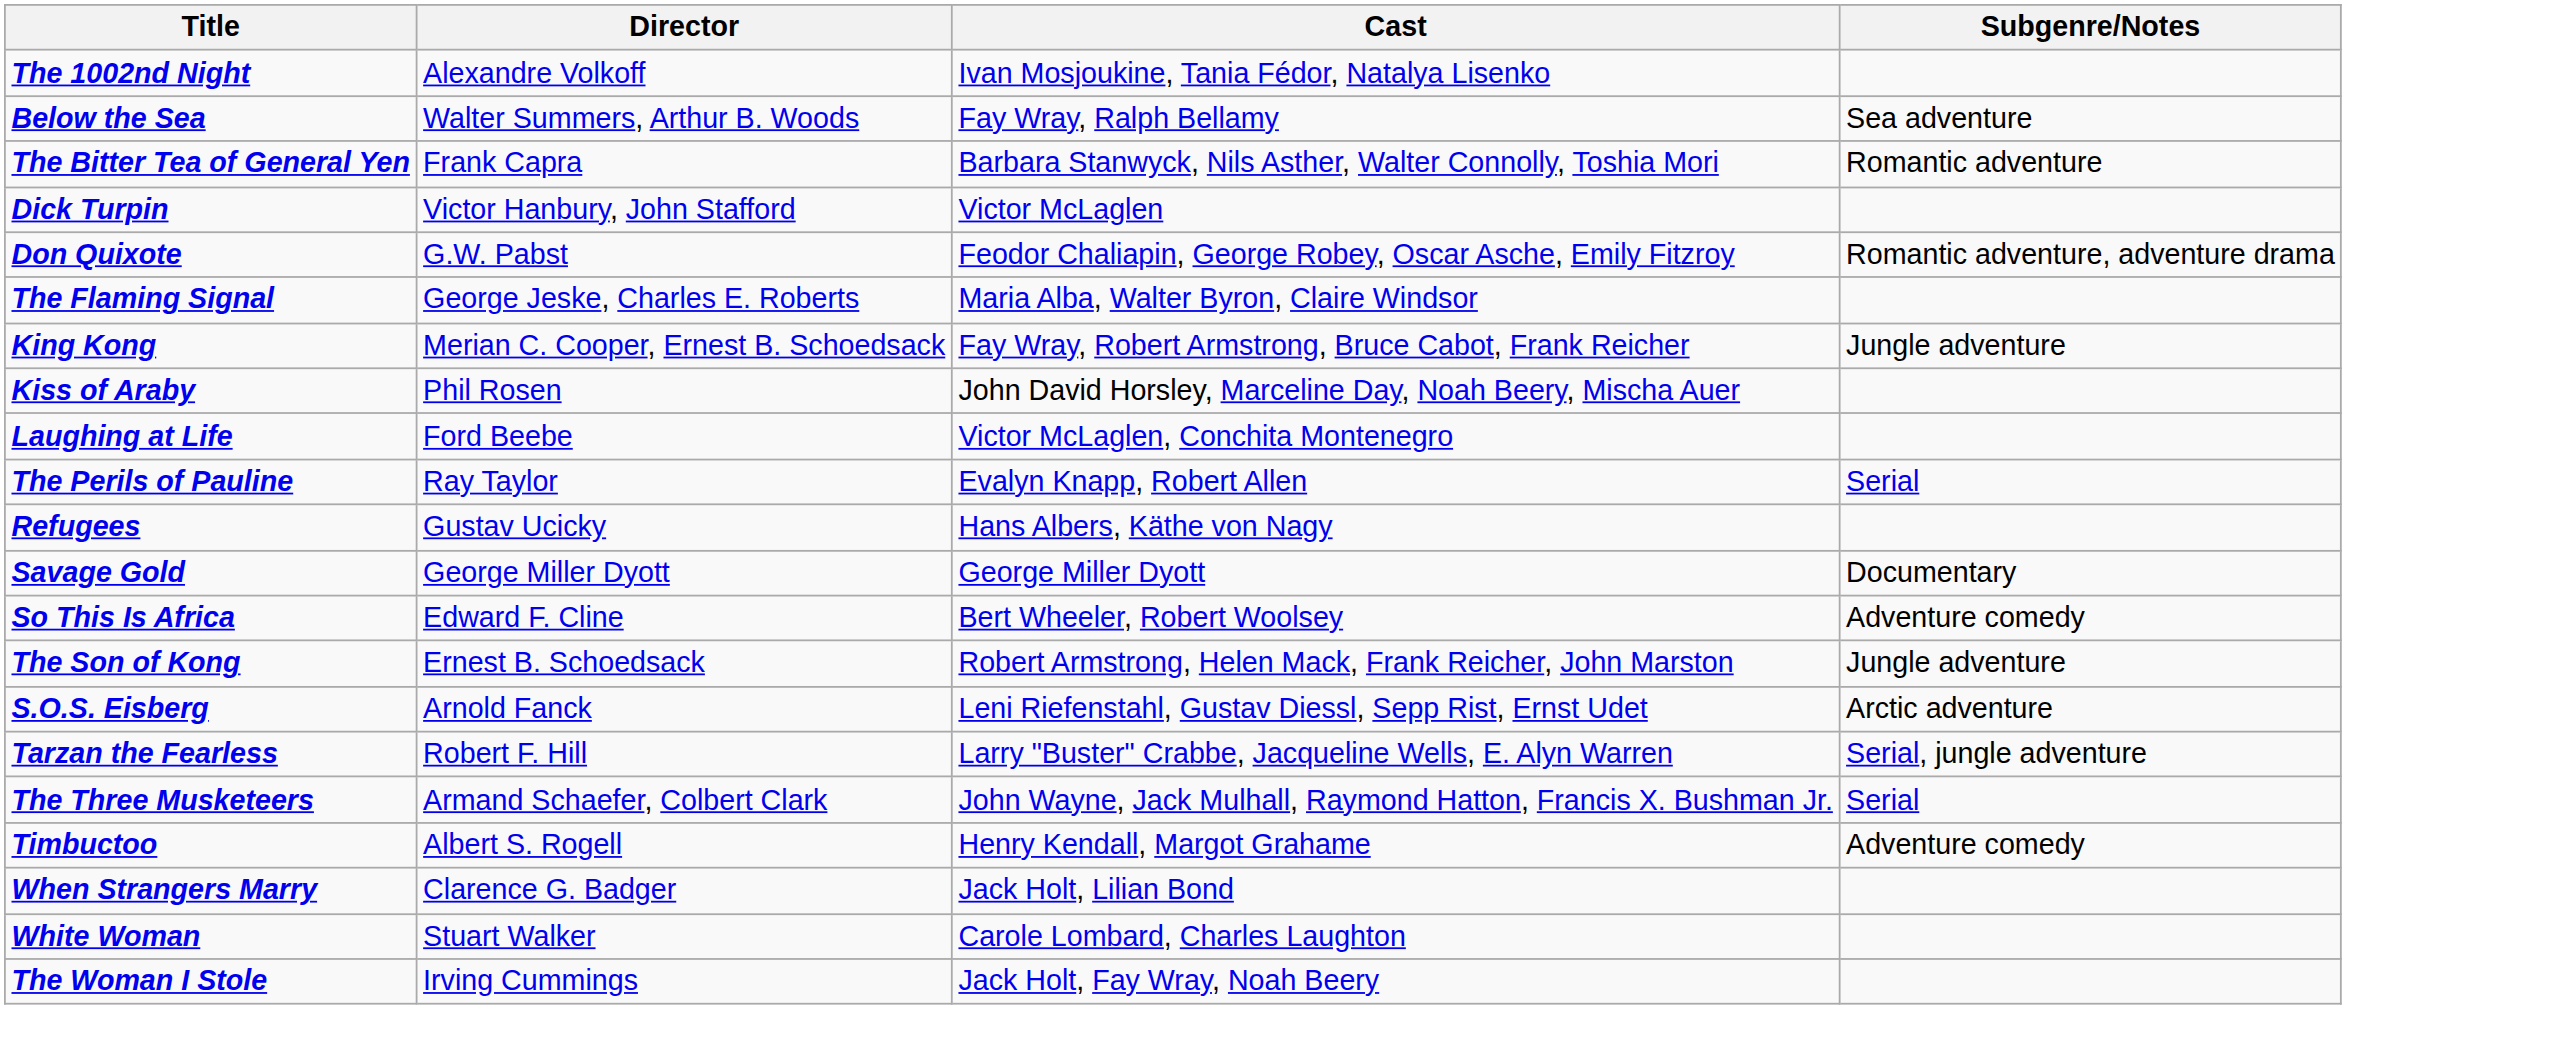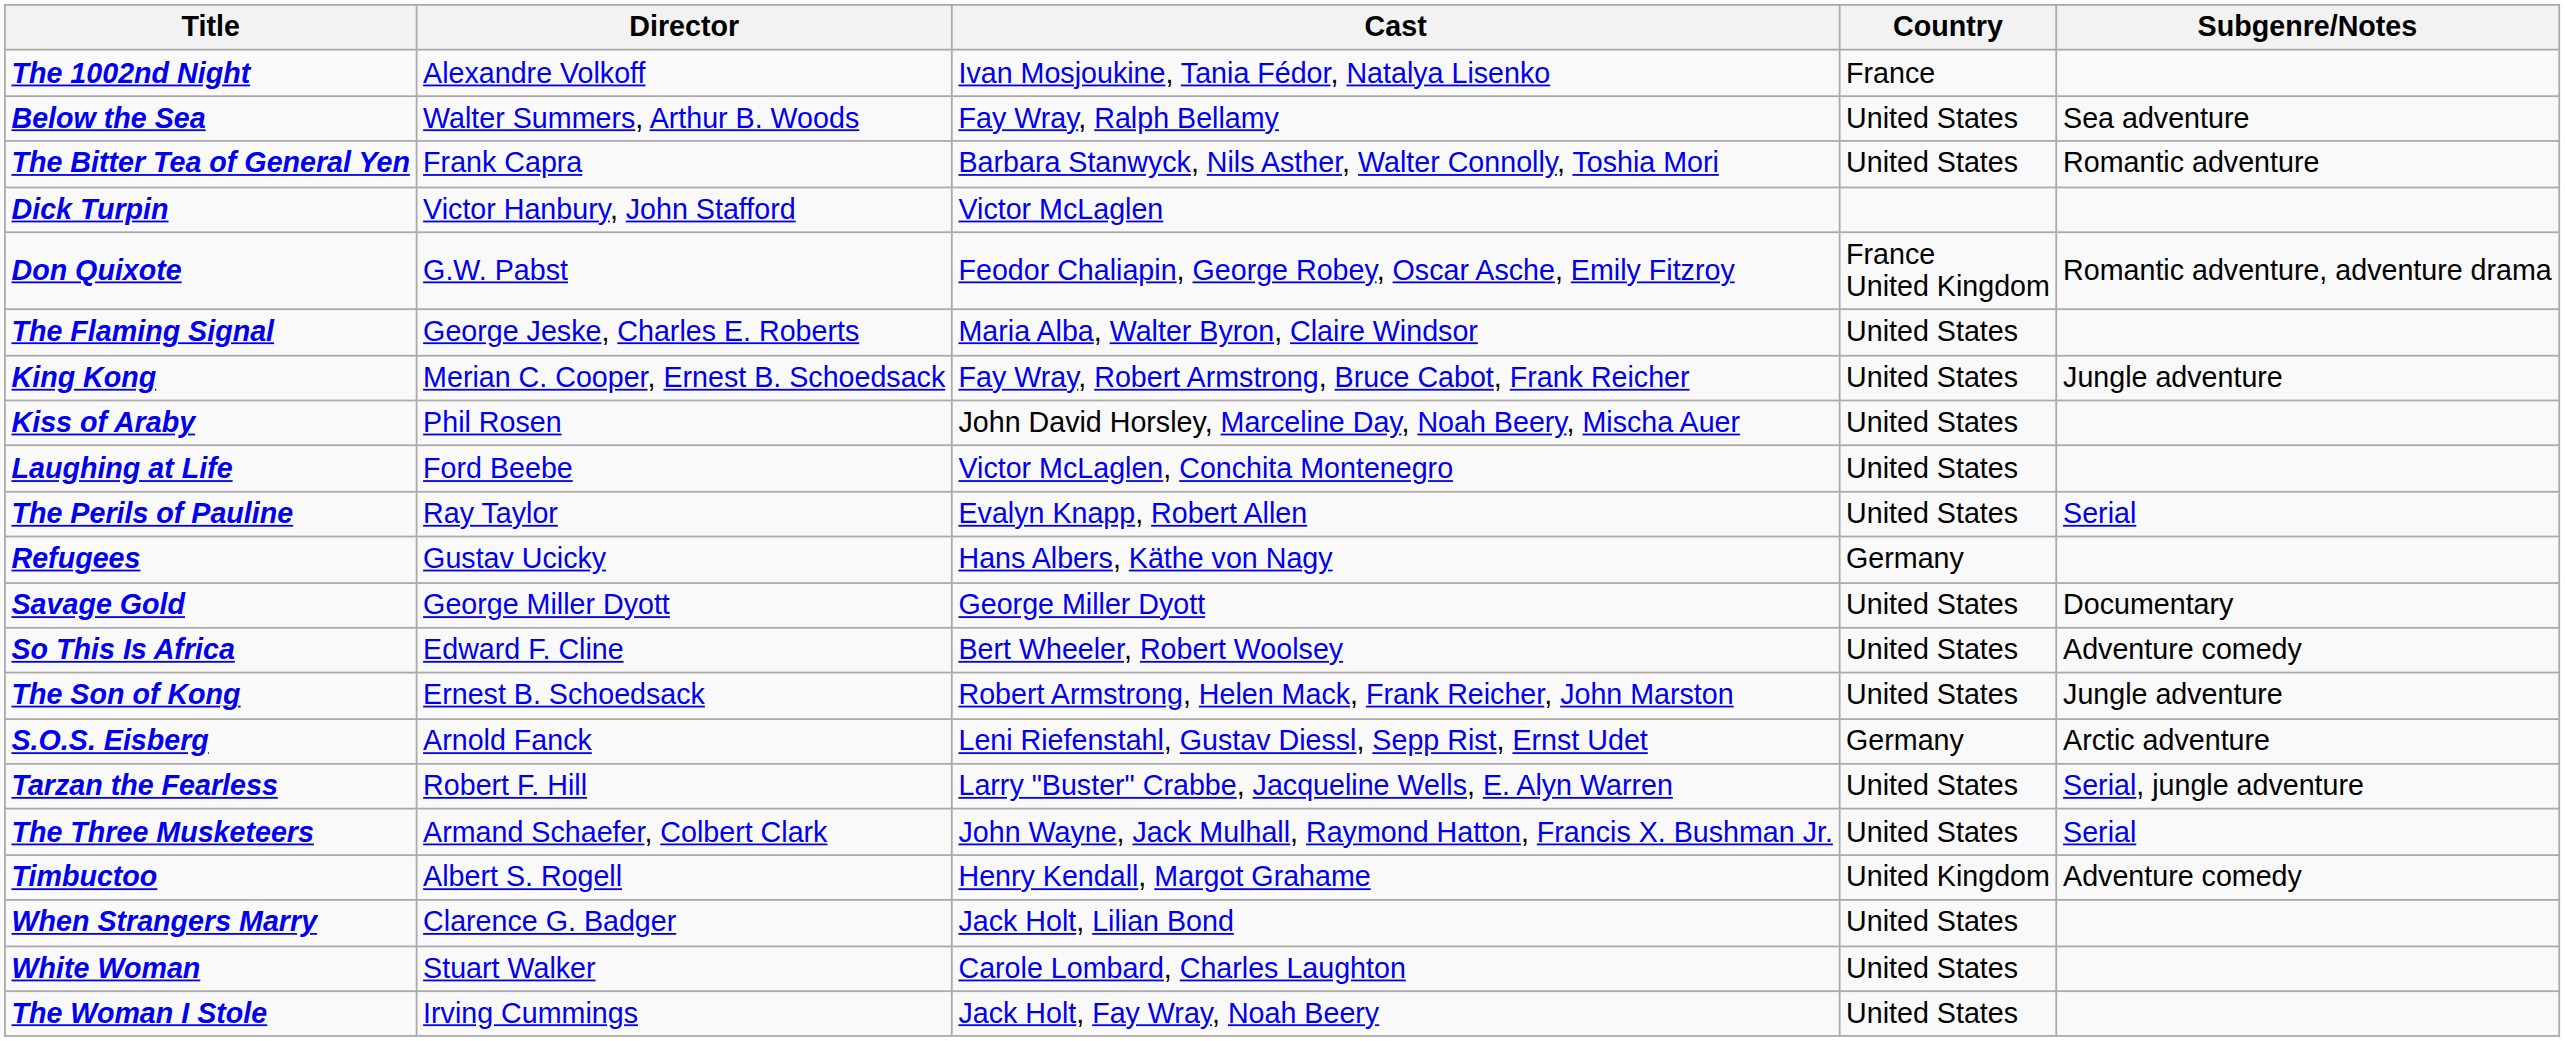+ column: (1948, 27)
